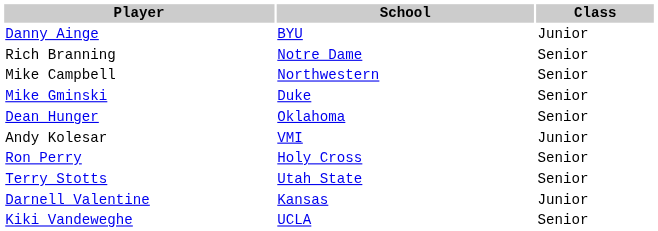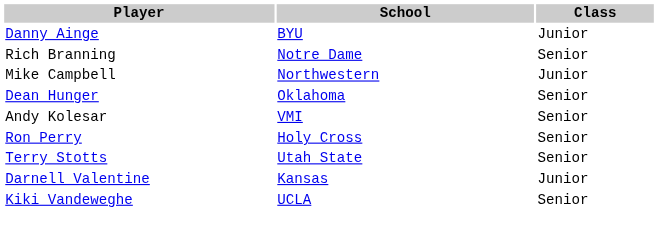(563, 76) Senior -> (563, 76) Junior
- row: (56, 96)
(563, 138) Junior -> (563, 117) Senior
